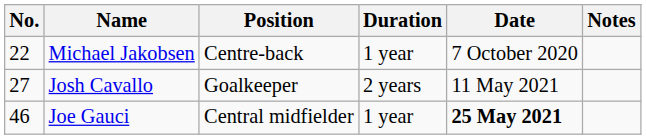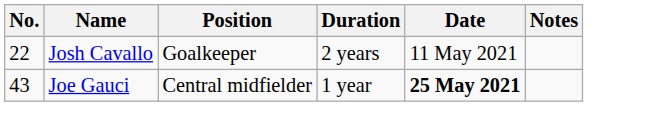- row: (122, 52)
(19, 85) 27 -> (19, 52) 22
(19, 117) 46 -> (19, 85) 43
